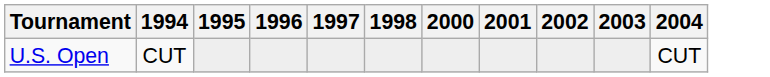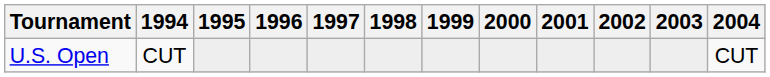+ column: (450, 22)
